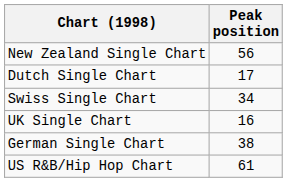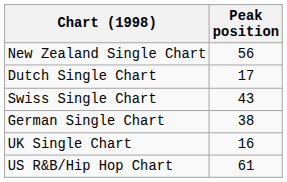(246, 99) 34 -> (246, 99) 43
rows swapped: (86, 144) <-> (70, 121)
